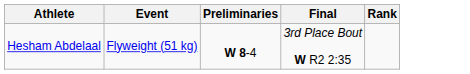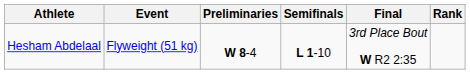+ column: (314, 14)
